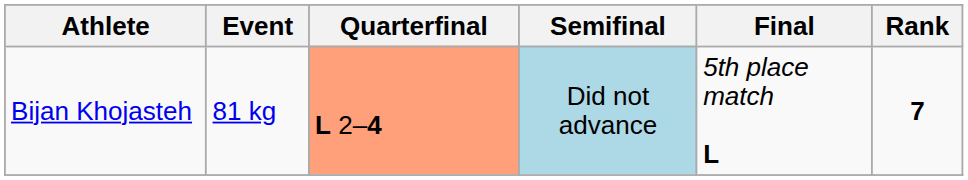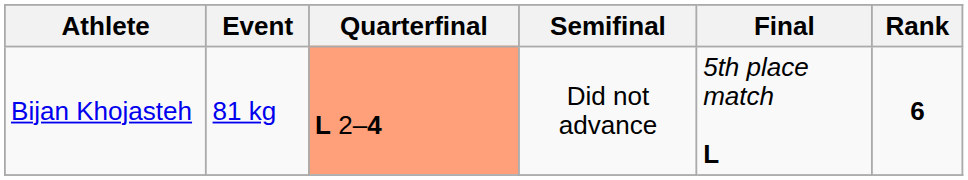(608, 111) lightblue background -> (608, 111) no background
(917, 111) 7 -> (917, 111) 6
